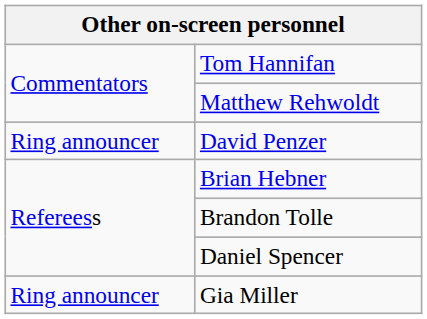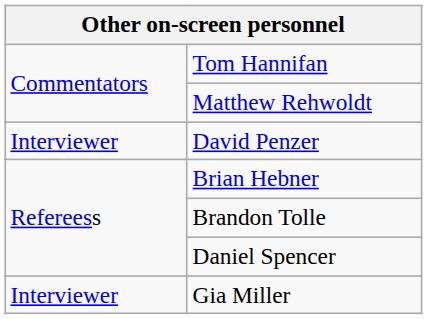(85, 140) Ring announcer -> (64, 140) Interviewer
(85, 294) Ring announcer -> (64, 294) Interviewer
